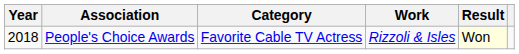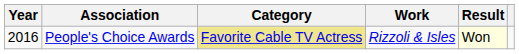(23, 37) 2018 -> (23, 37) 2016
(282, 37) no background -> (282, 37) khaki background
